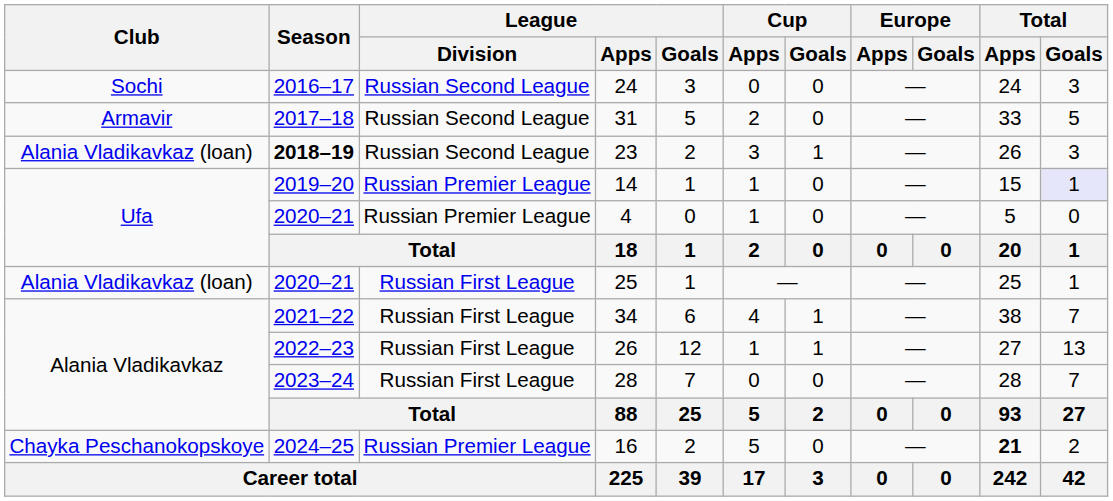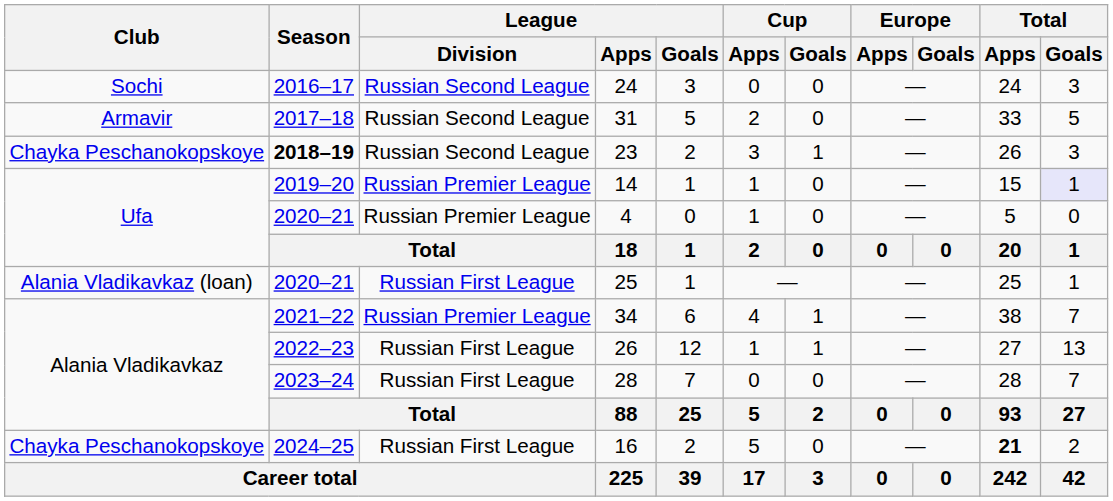(137, 151) Alania Vladikavkaz (loan) -> (137, 151) Chayka Peschanokopskoye
(477, 315) Russian First League -> (477, 315) Russian Premier League
(477, 446) Russian Premier League -> (477, 446) Russian First League
